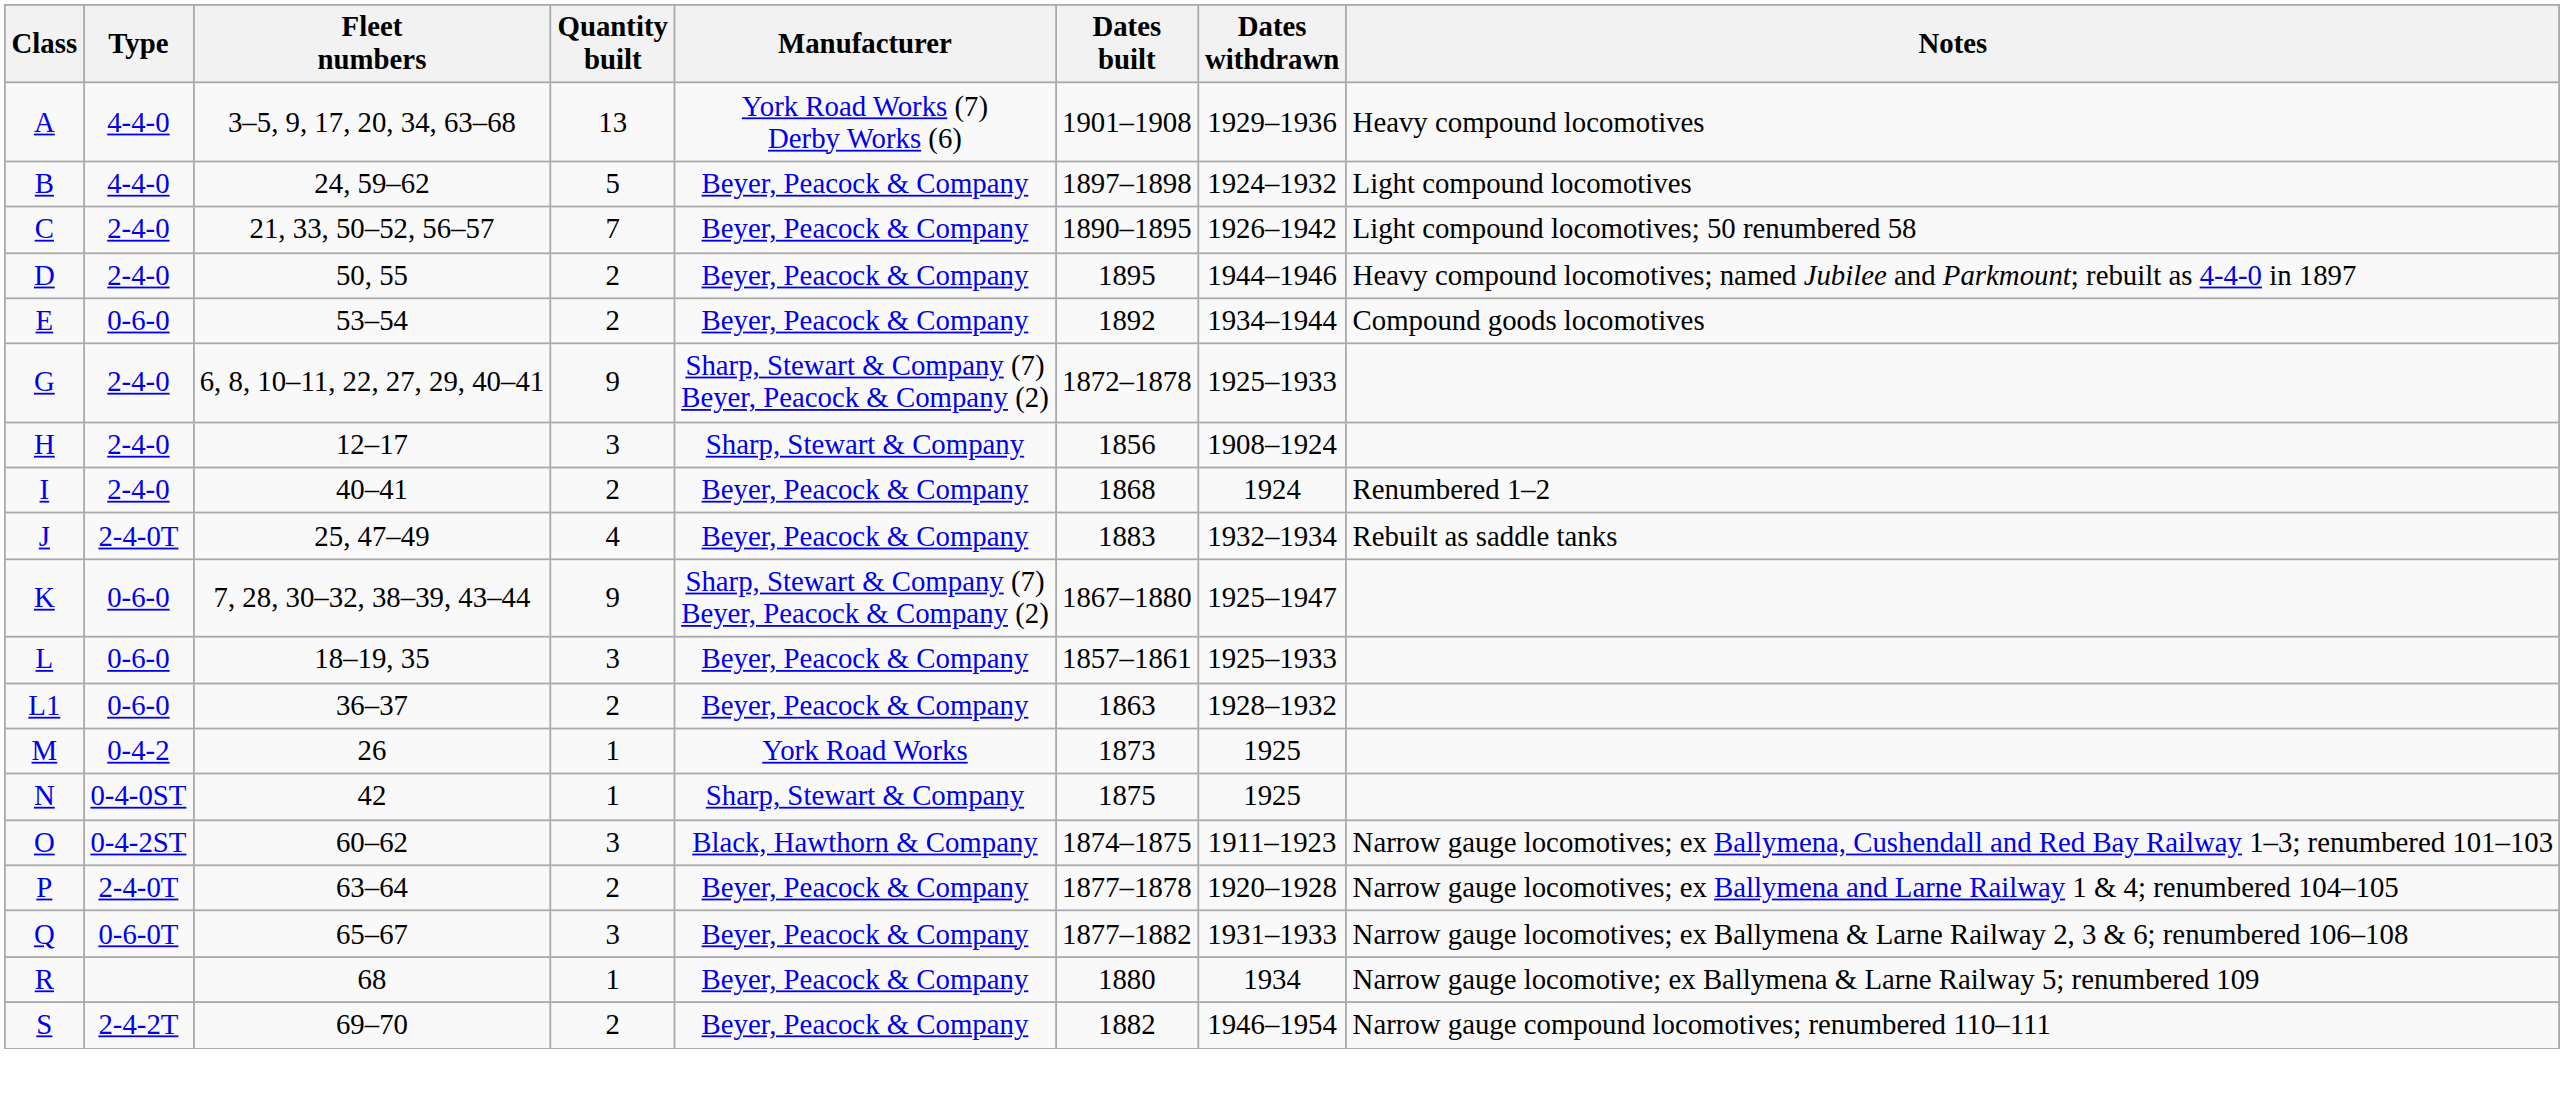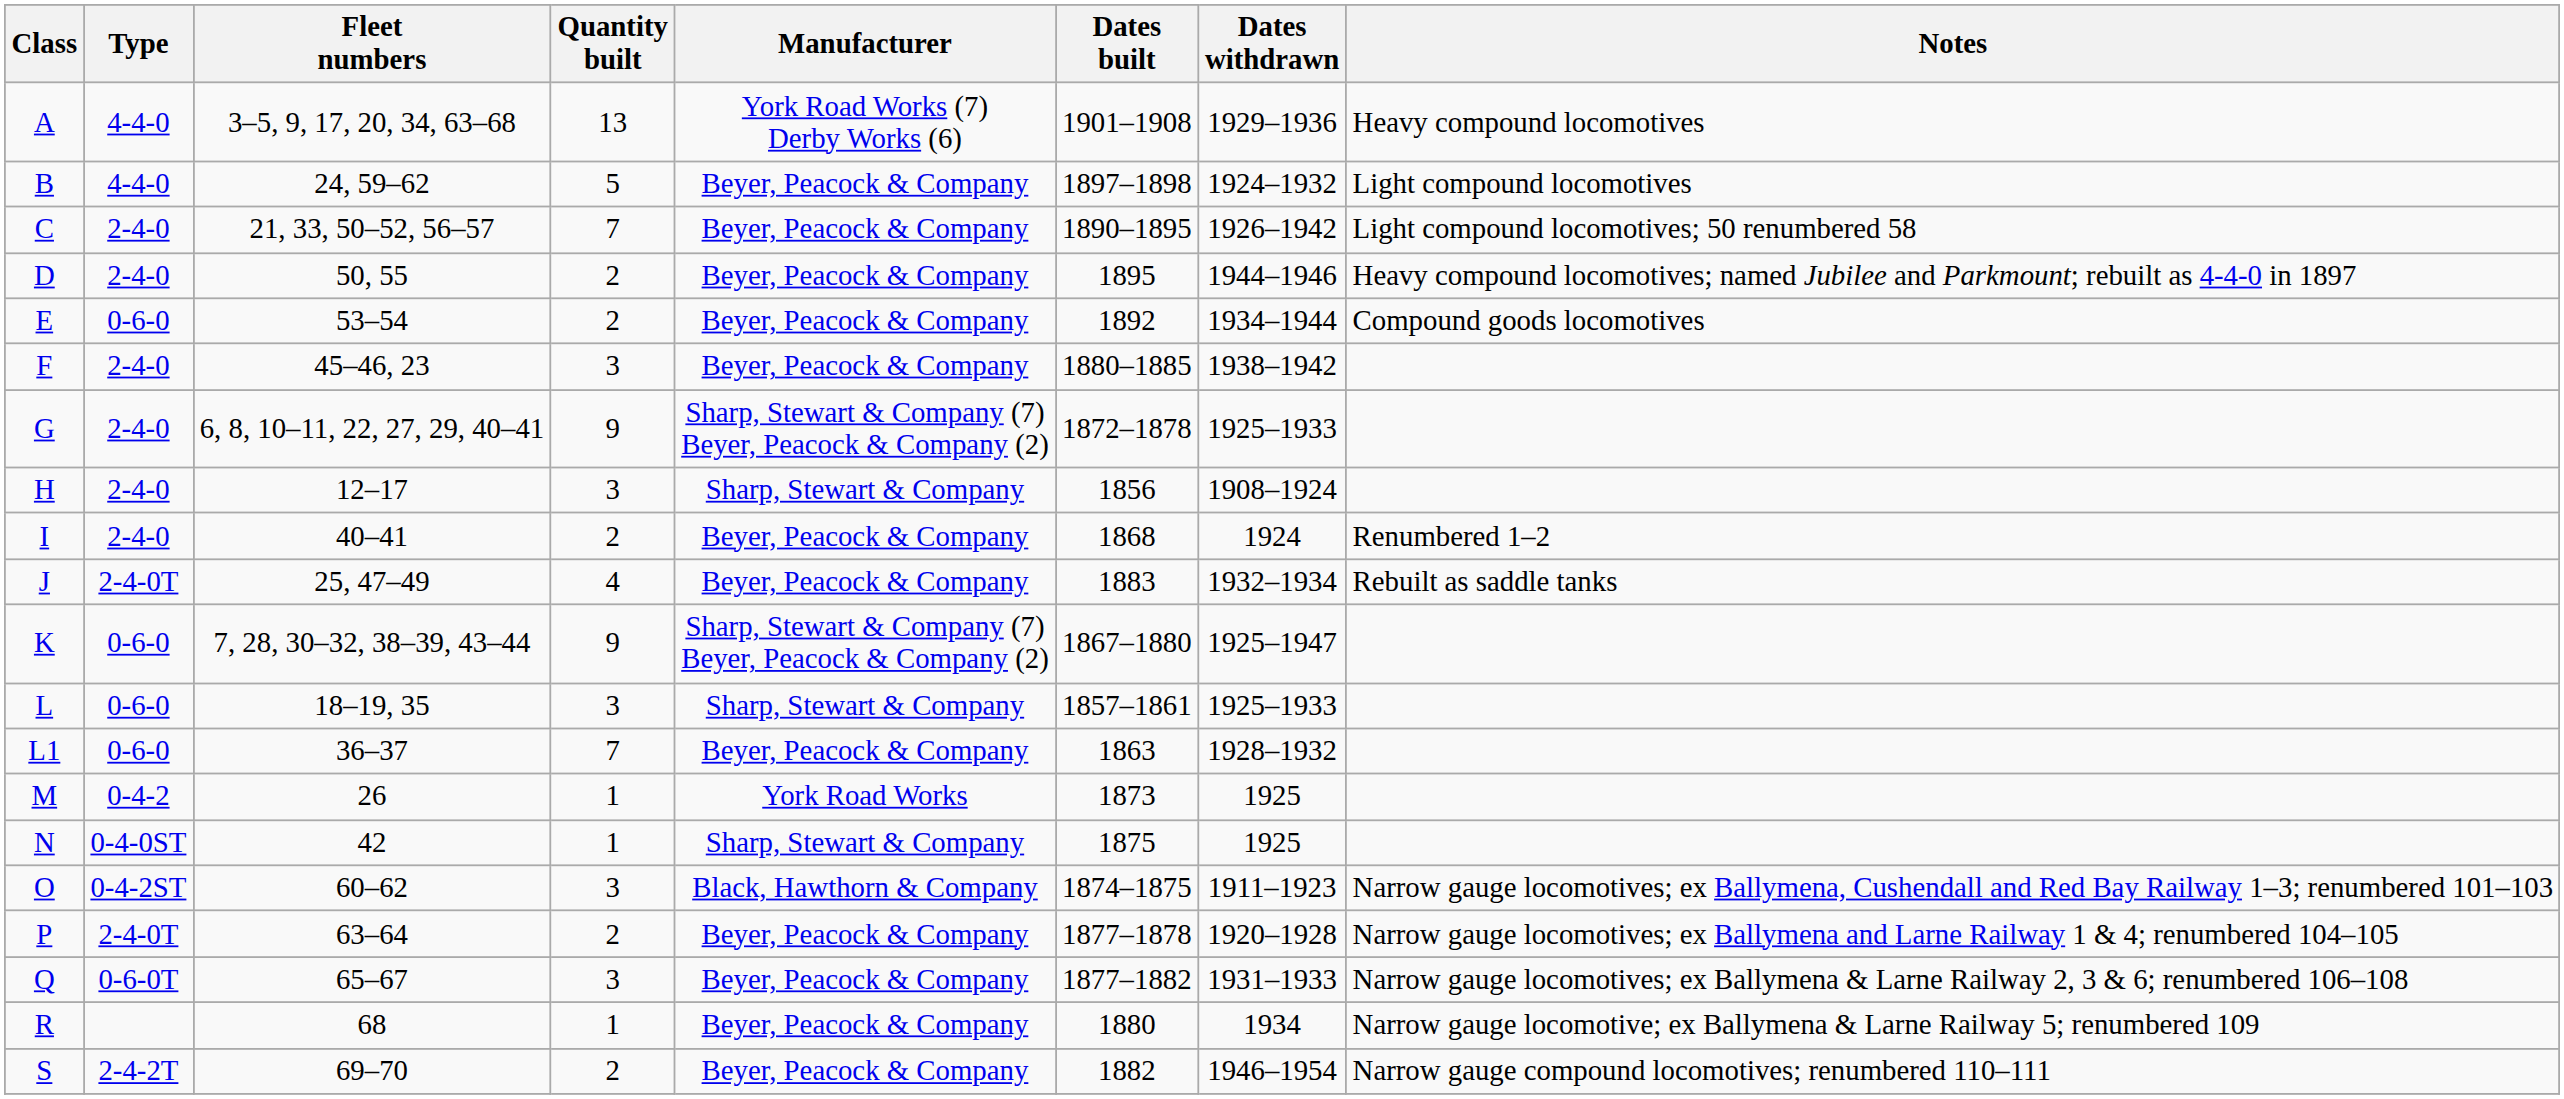+ row: (44, 366)
(865, 659) Beyer, Peacock & Company -> (865, 705) Sharp, Stewart & Company
(613, 705) 2 -> (613, 750) 7
